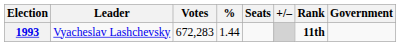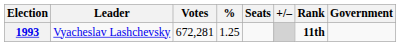(195, 32) 672,283 -> (195, 32) 672,281
(229, 32) 1.44 -> (229, 32) 1.25
